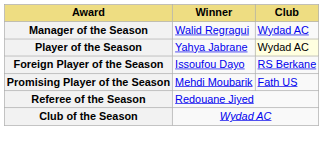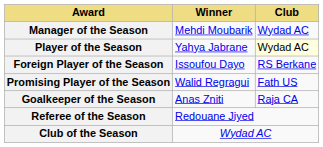(212, 30) Walid Regragui -> (214, 30) Mehdi Moubarik
(214, 82) Mehdi Moubarik -> (212, 82) Walid Regragui
+ row: (88, 99)
